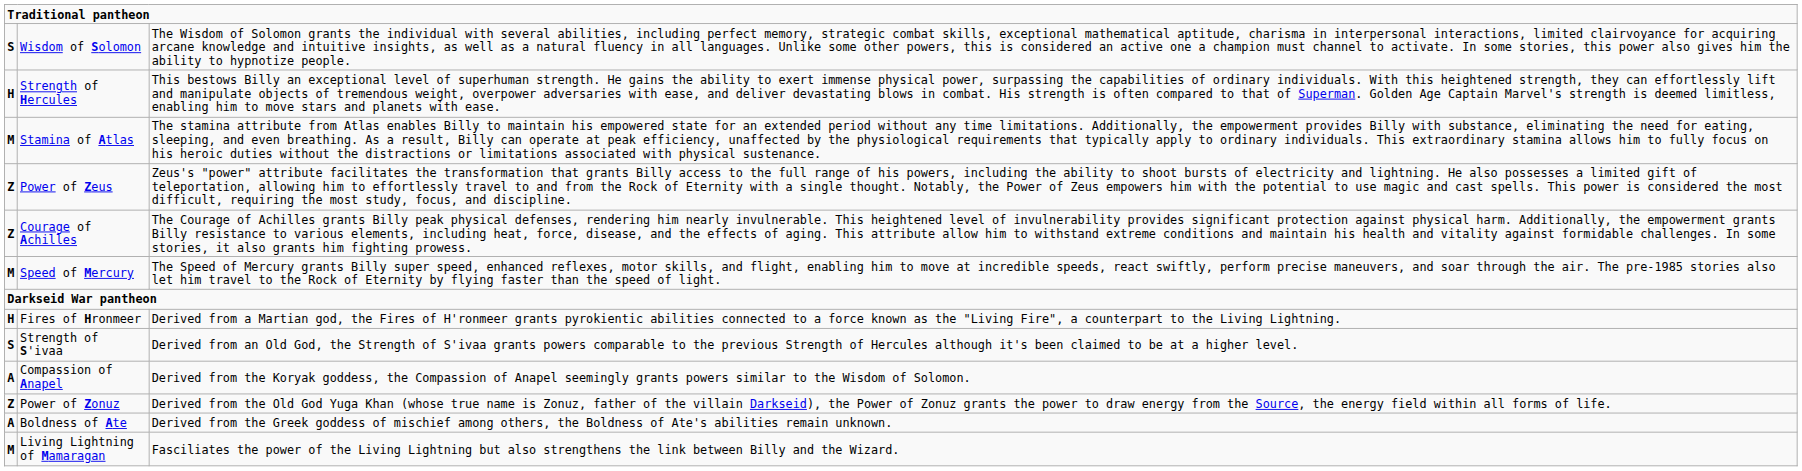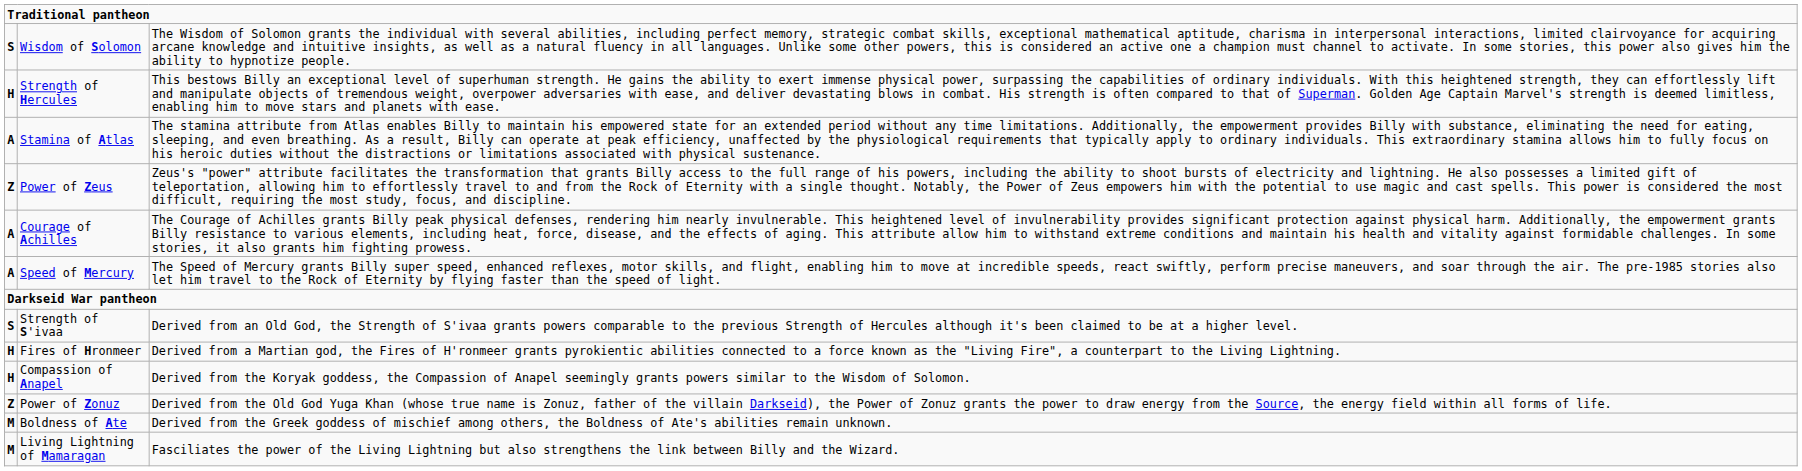(11, 140) M -> (11, 140) A
(11, 233) Z -> (11, 233) A
(11, 273) M -> (11, 273) A
rows swapped: (59, 345) <-> (81, 318)
(11, 378) A -> (11, 378) H
(11, 423) A -> (11, 423) M
